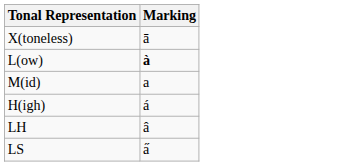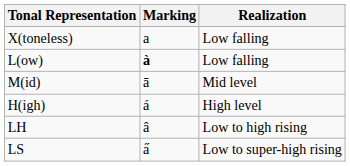+ column: (272, 15)
(146, 37) ā -> (146, 37) a
(146, 82) a -> (146, 82) ā
